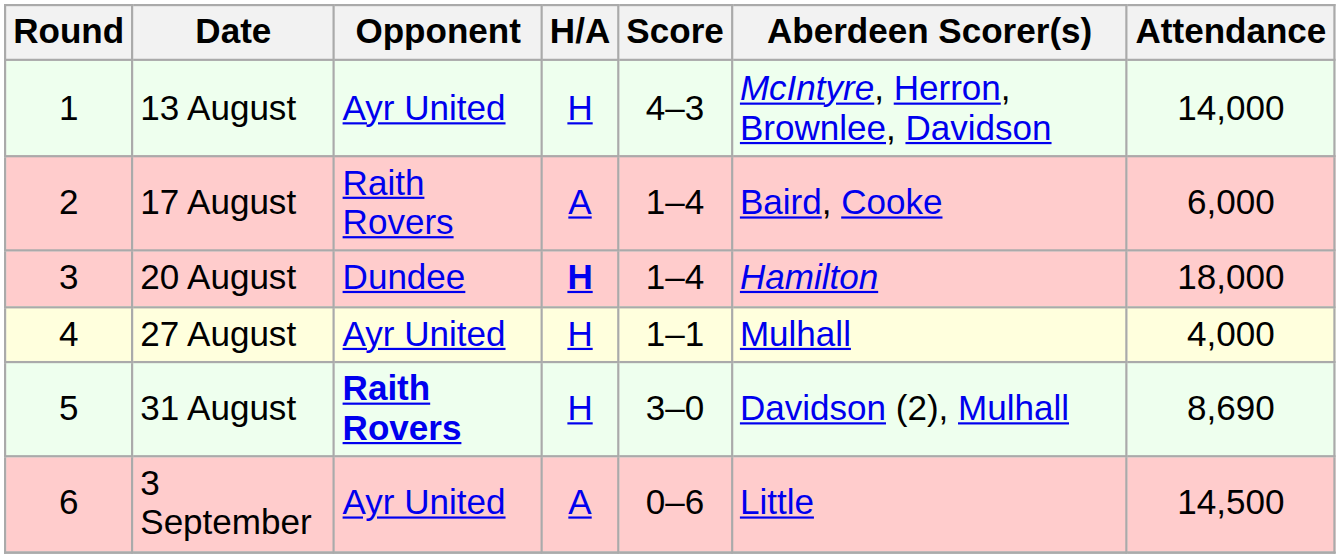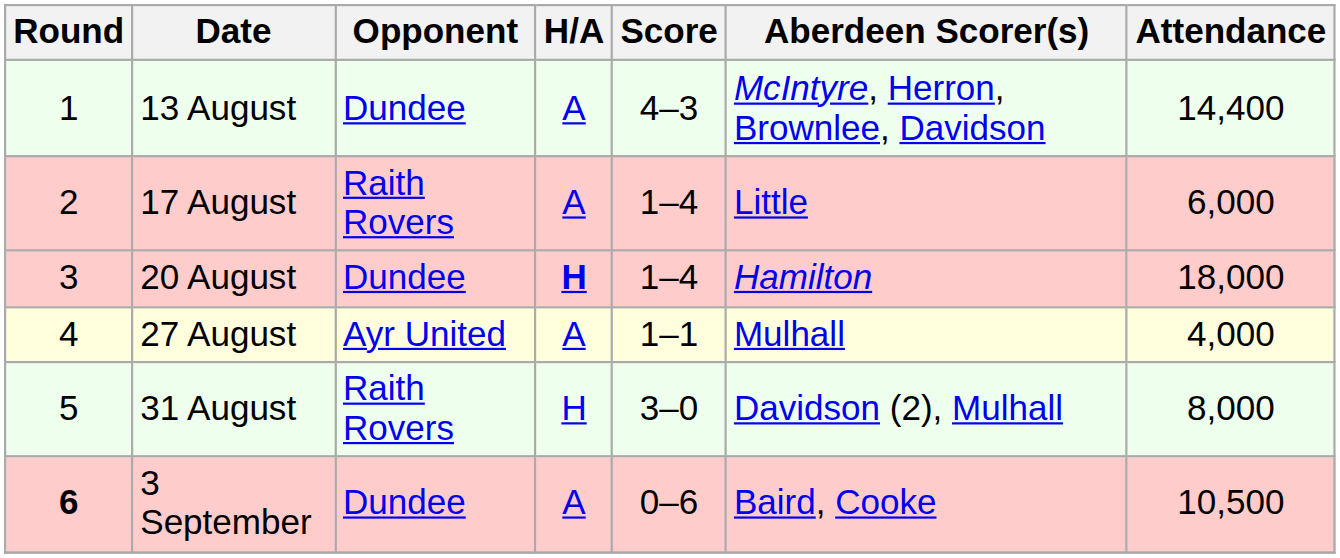(424, 107) Ayr United -> (404, 107) Dundee
(580, 107) H -> (574, 107) A
(1231, 107) 14,000 -> (1231, 107) 14,400
(841, 202) Baird, Cooke -> (771, 202) Little
(580, 333) H -> (574, 333) A
(402, 408) bold -> (399, 408) normal
(1231, 408) 8,690 -> (1231, 408) 8,000
(69, 503) normal -> (69, 503) bold
(424, 503) Ayr United -> (404, 503) Dundee
(777, 503) Little -> (835, 503) Baird, Cooke
(1231, 503) 14,500 -> (1231, 503) 10,500
